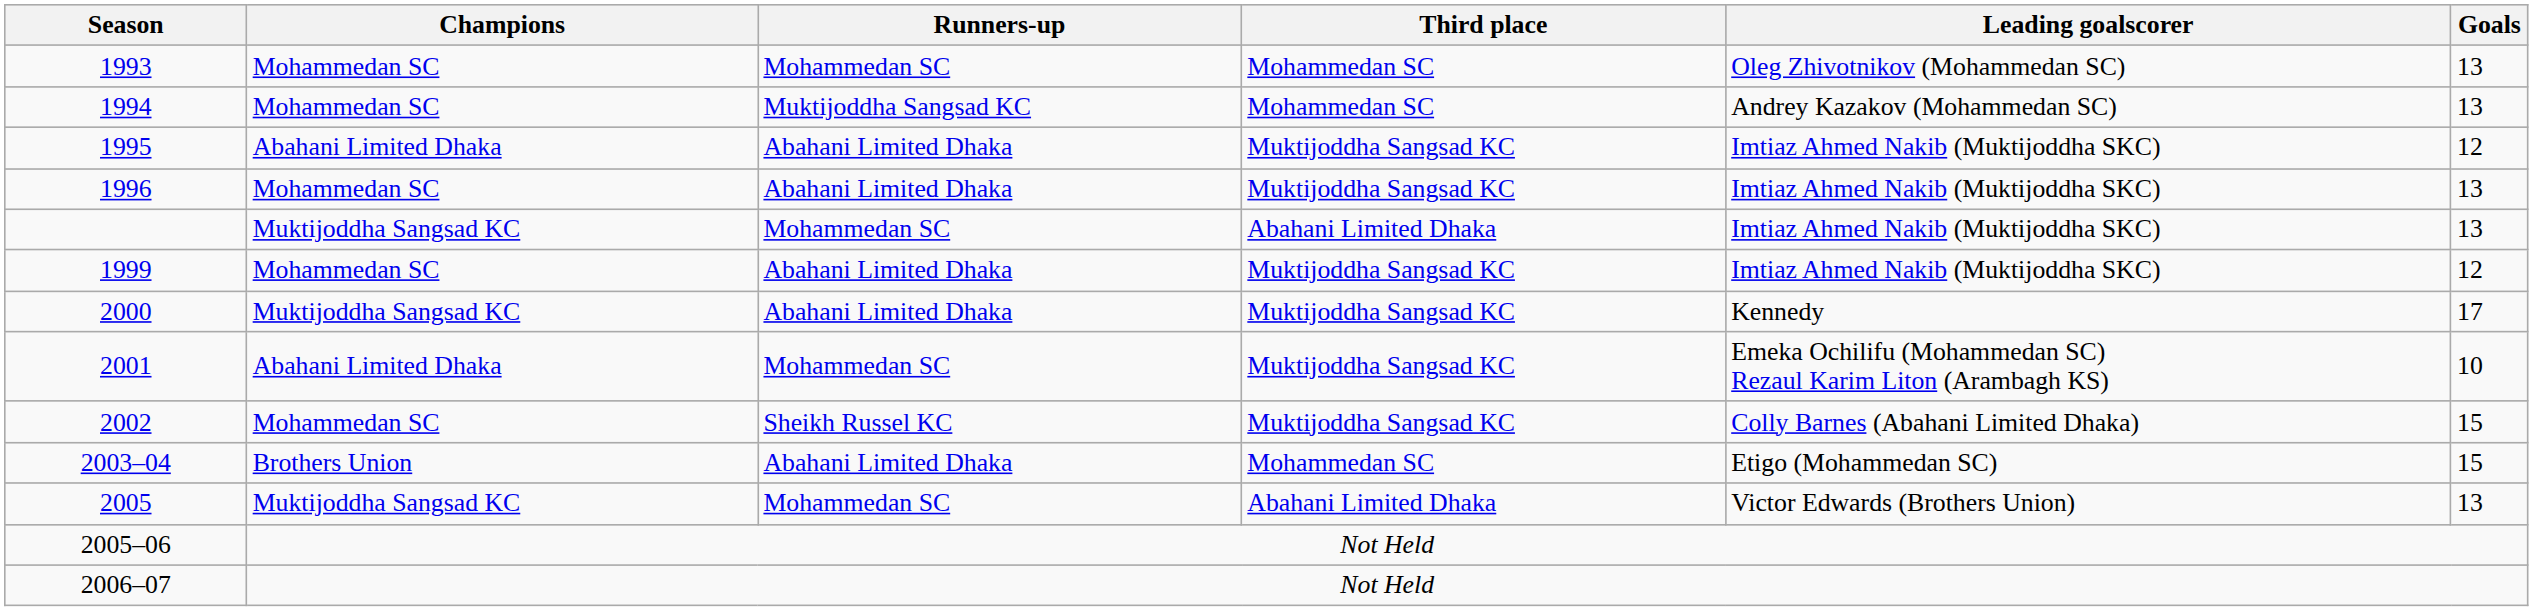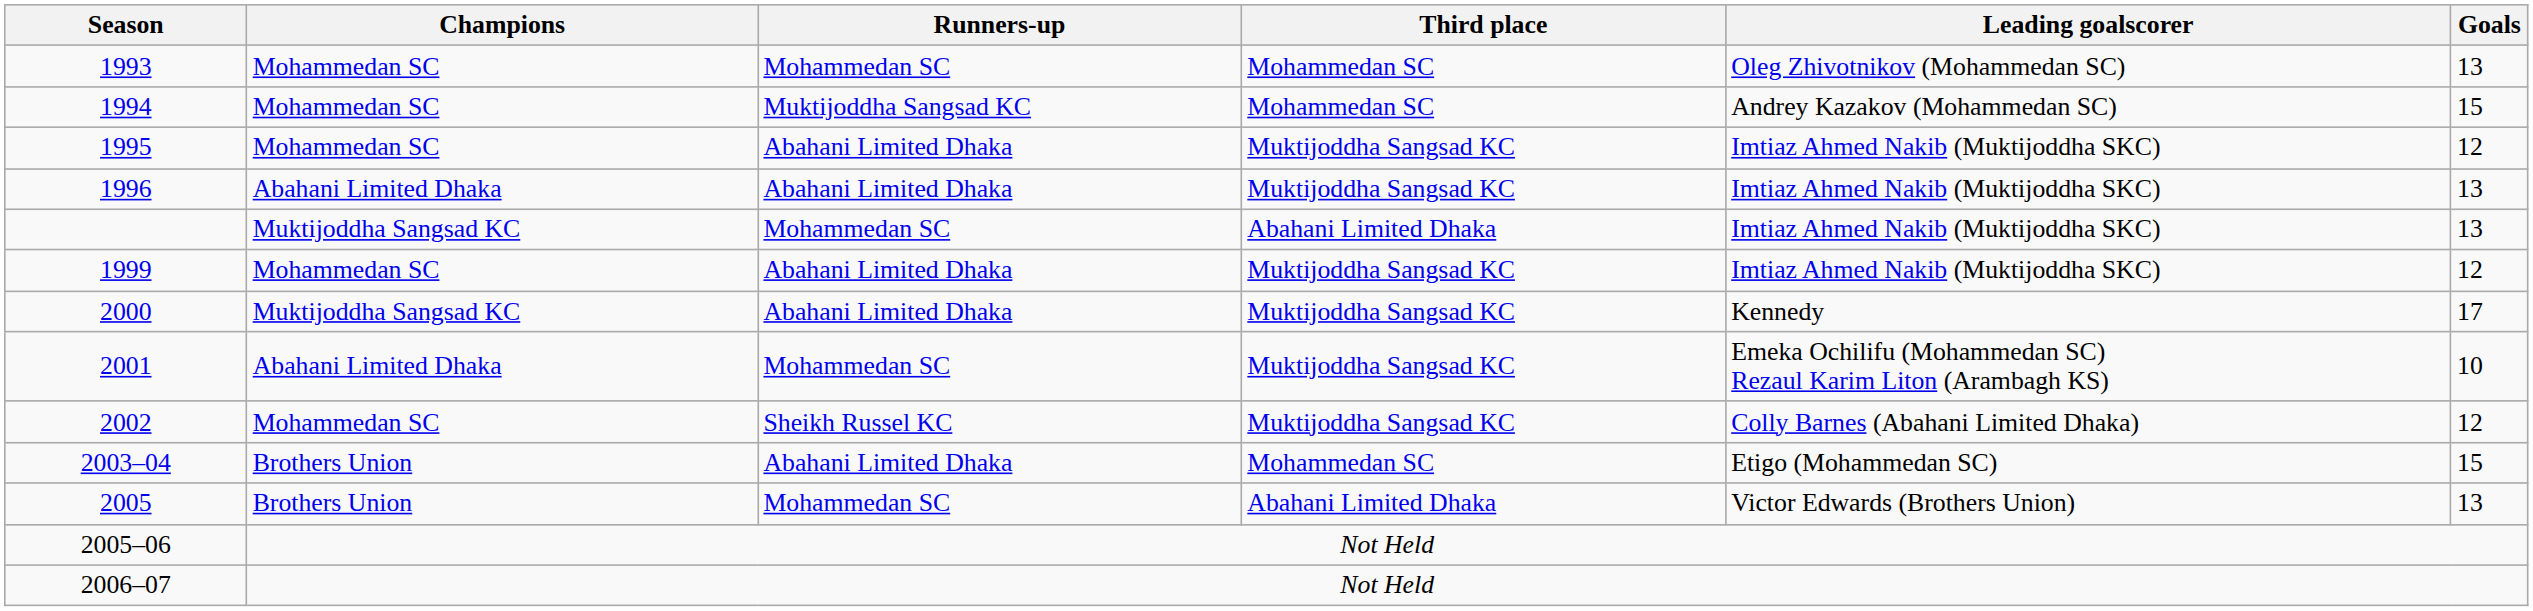(2470, 106) 13 -> (2470, 106) 15
(377, 147) Abahani Limited Dhaka -> (346, 147) Mohammedan SC
(346, 188) Mohammedan SC -> (377, 188) Abahani Limited Dhaka
(2470, 421) 15 -> (2470, 421) 12
(386, 503) Muktijoddha Sangsad KC -> (332, 503) Brothers Union
